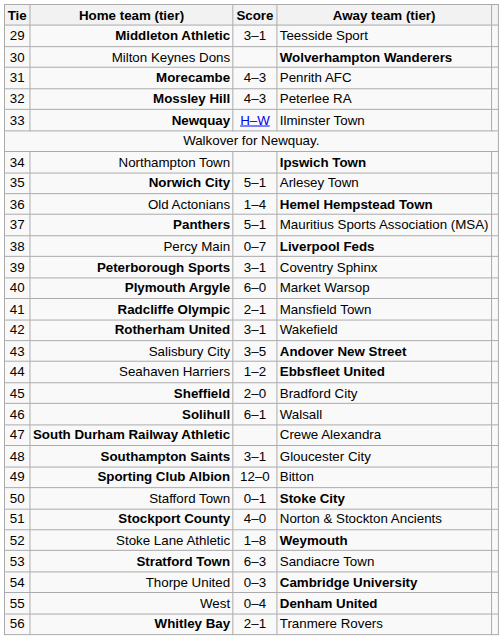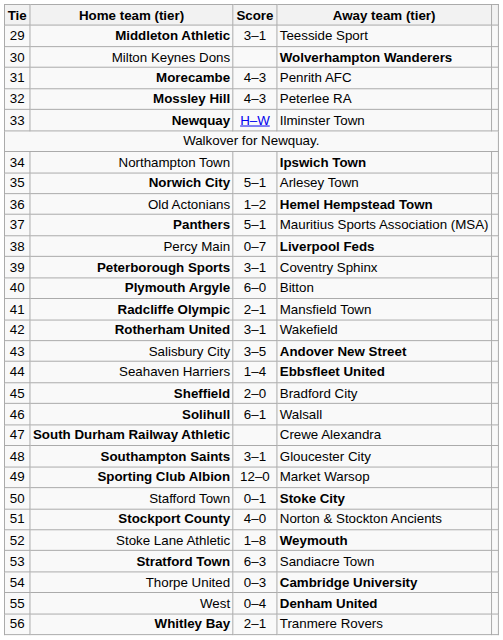(255, 204) 1–4 -> (255, 204) 1–2
(325, 288) Market Warsop -> (297, 288) Bitton
(255, 372) 1–2 -> (255, 372) 1–4
(297, 477) Bitton -> (325, 477) Market Warsop
